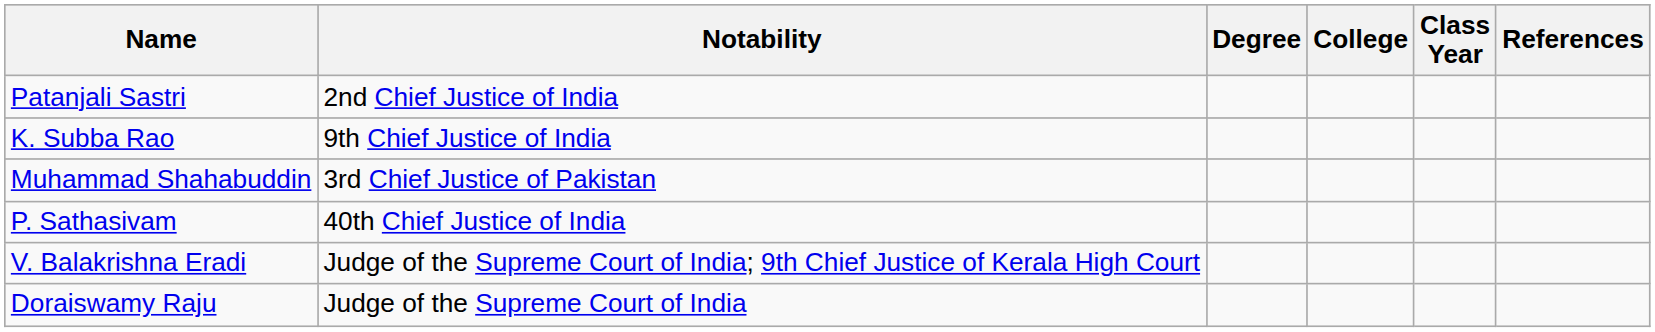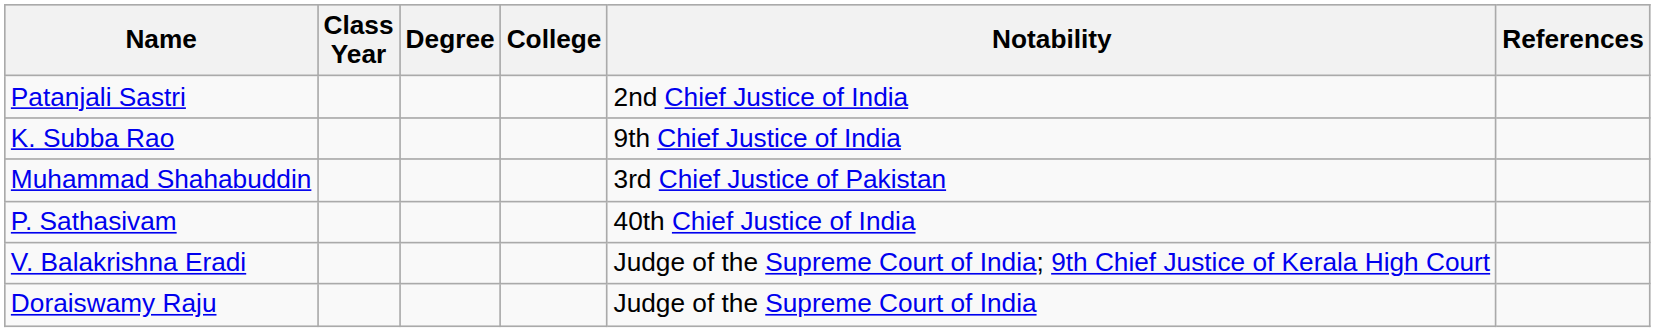columns swapped: (1455, 40) <-> (762, 40)
